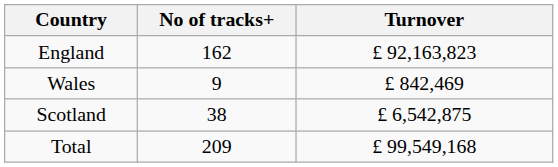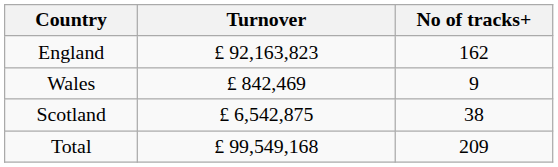columns swapped: (217, 20) <-> (424, 20)
